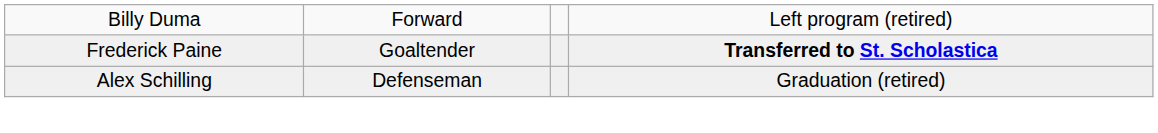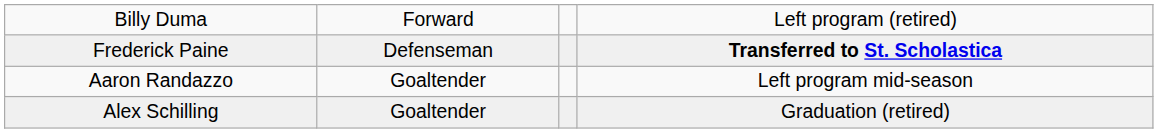(427, 50) Goaltender -> (438, 50) Defenseman
+ row: (161, 81)
(427, 81) Defenseman -> (438, 111) Goaltender
